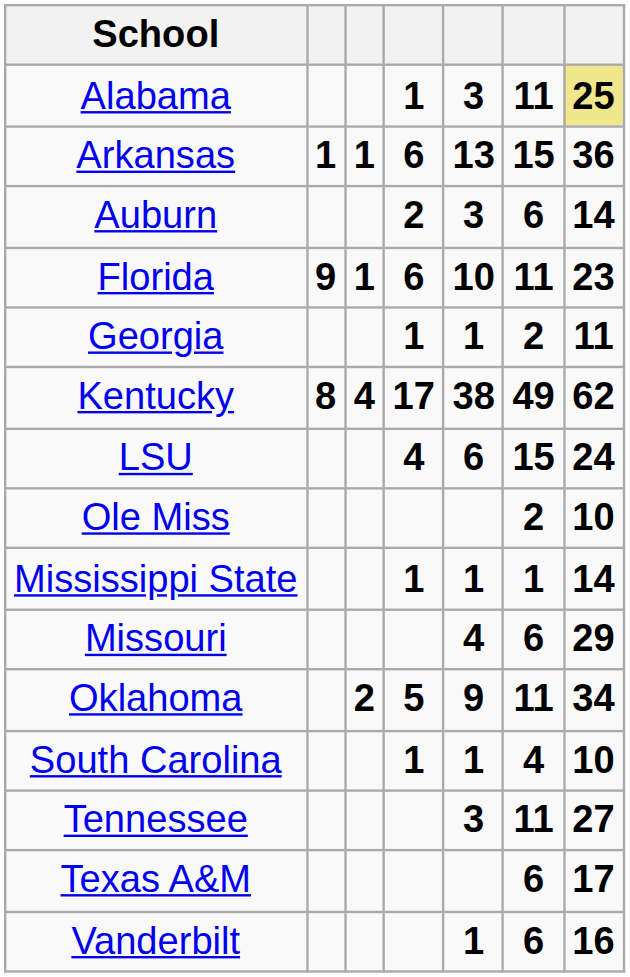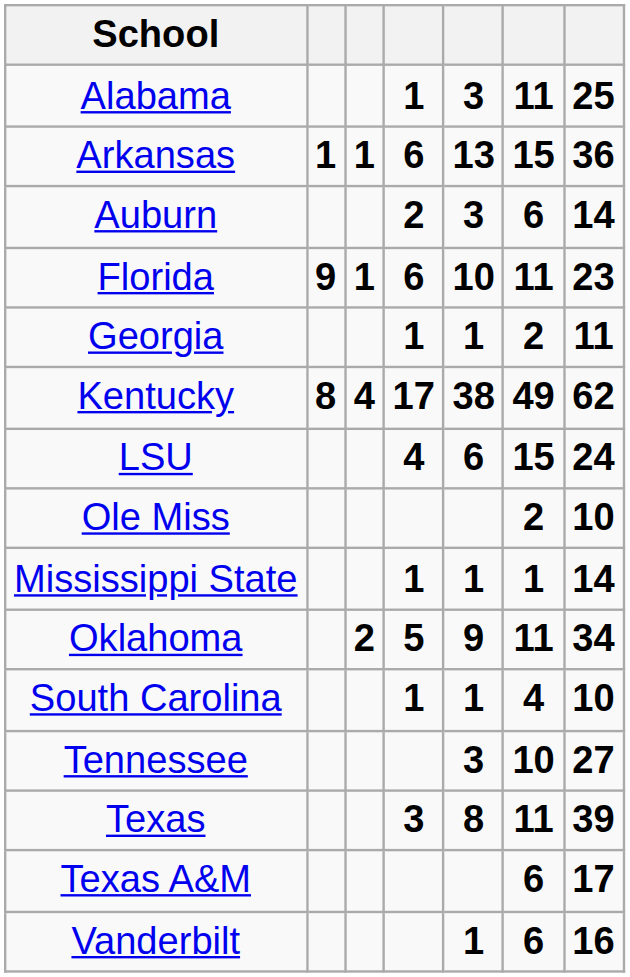(594, 95) khaki background -> (594, 95) no background
- row: (156, 638)
(534, 819) 11 -> (534, 759) 10
+ row: (156, 819)
